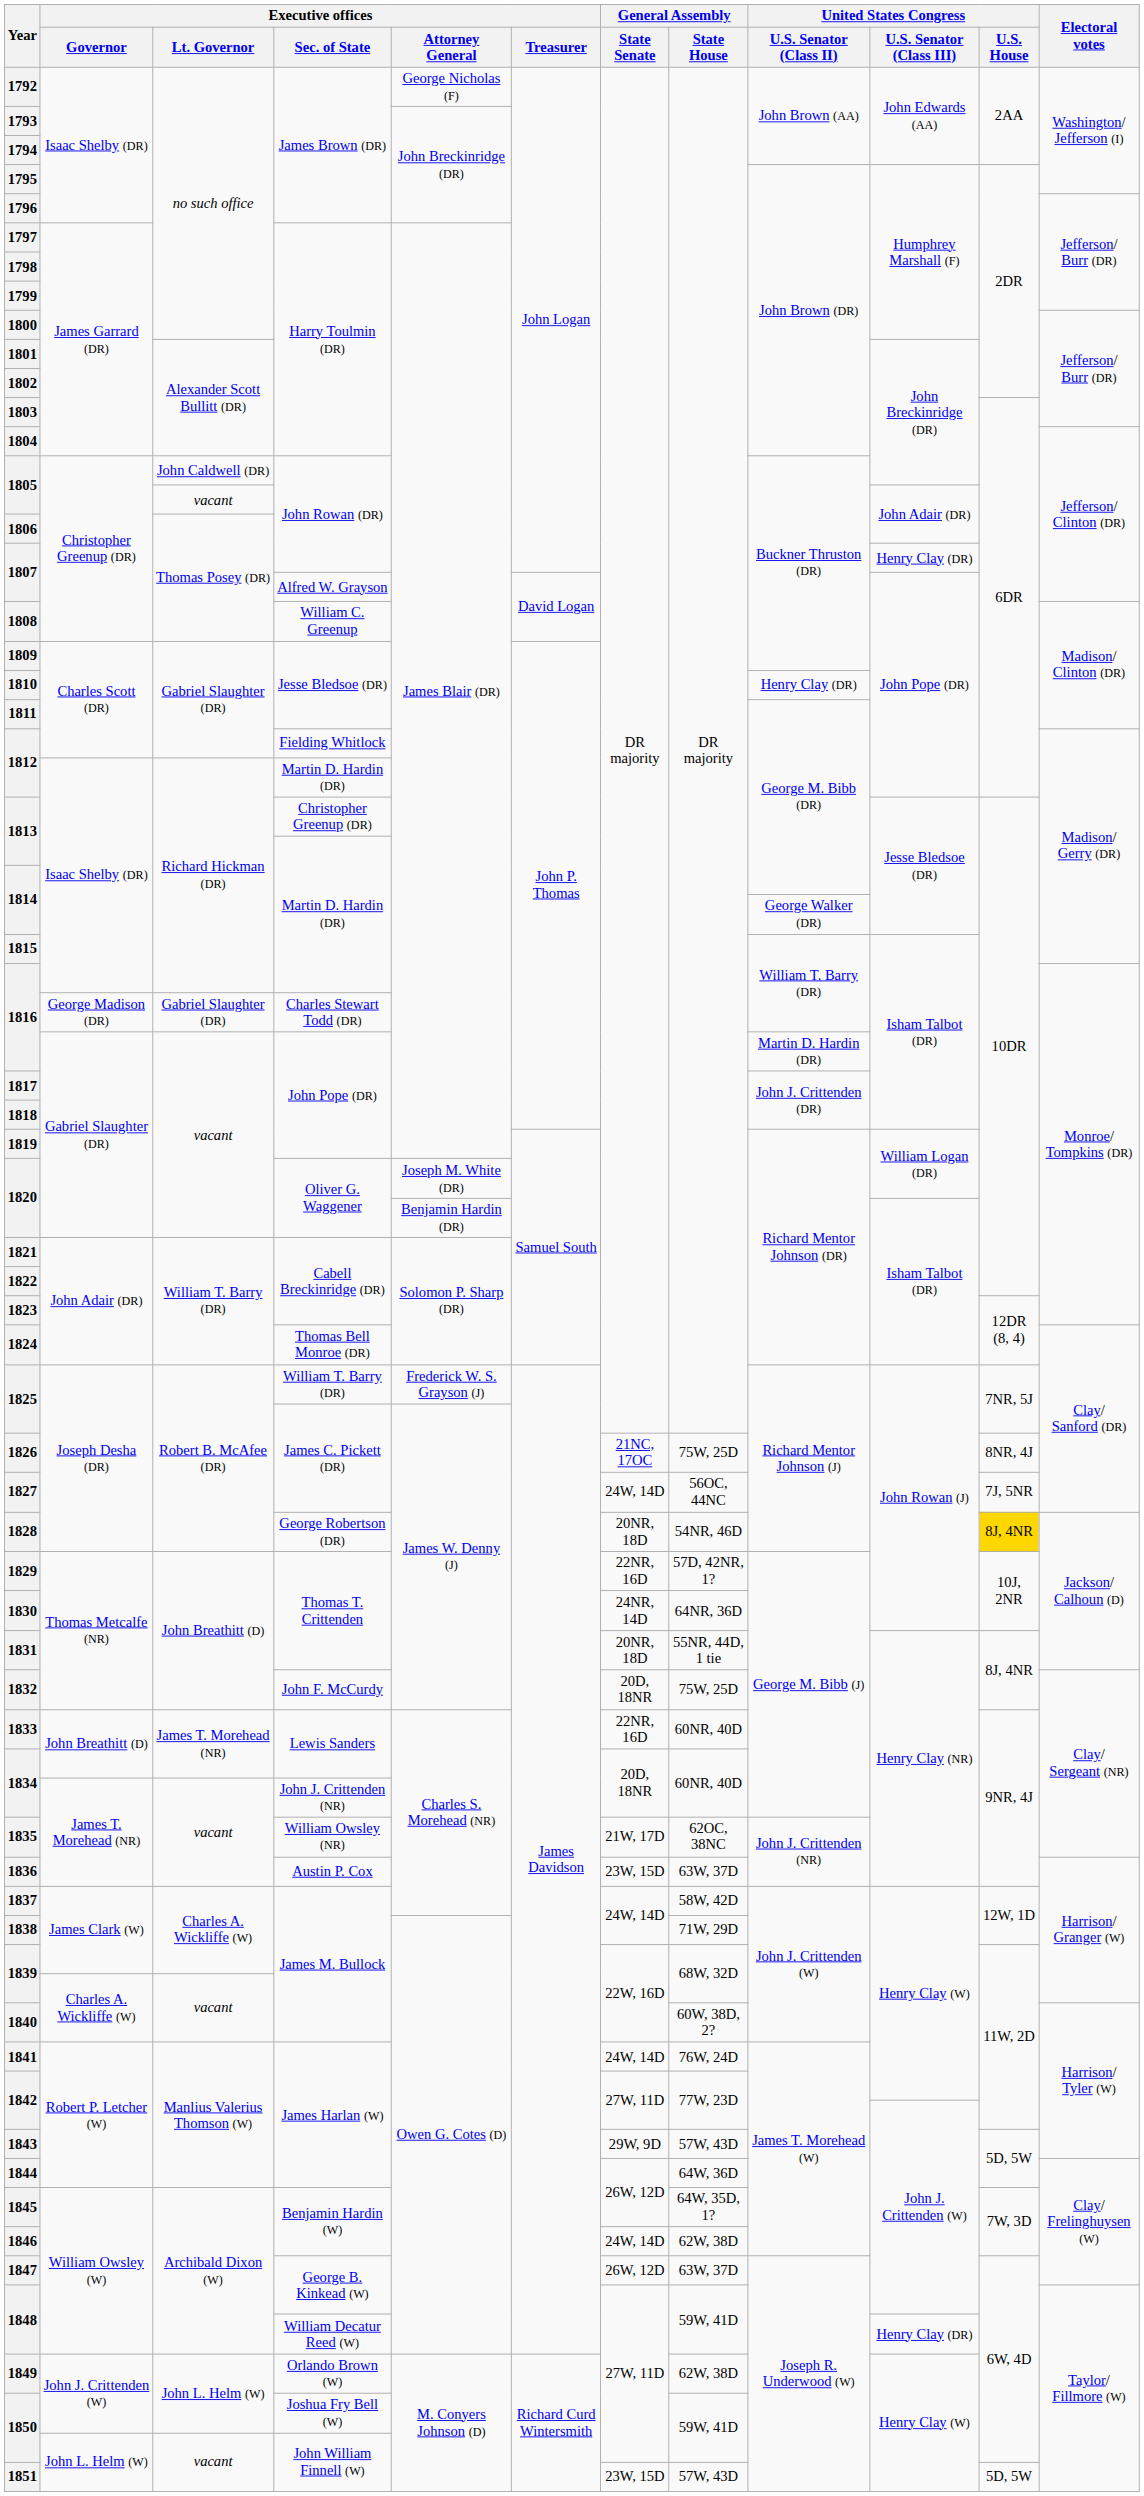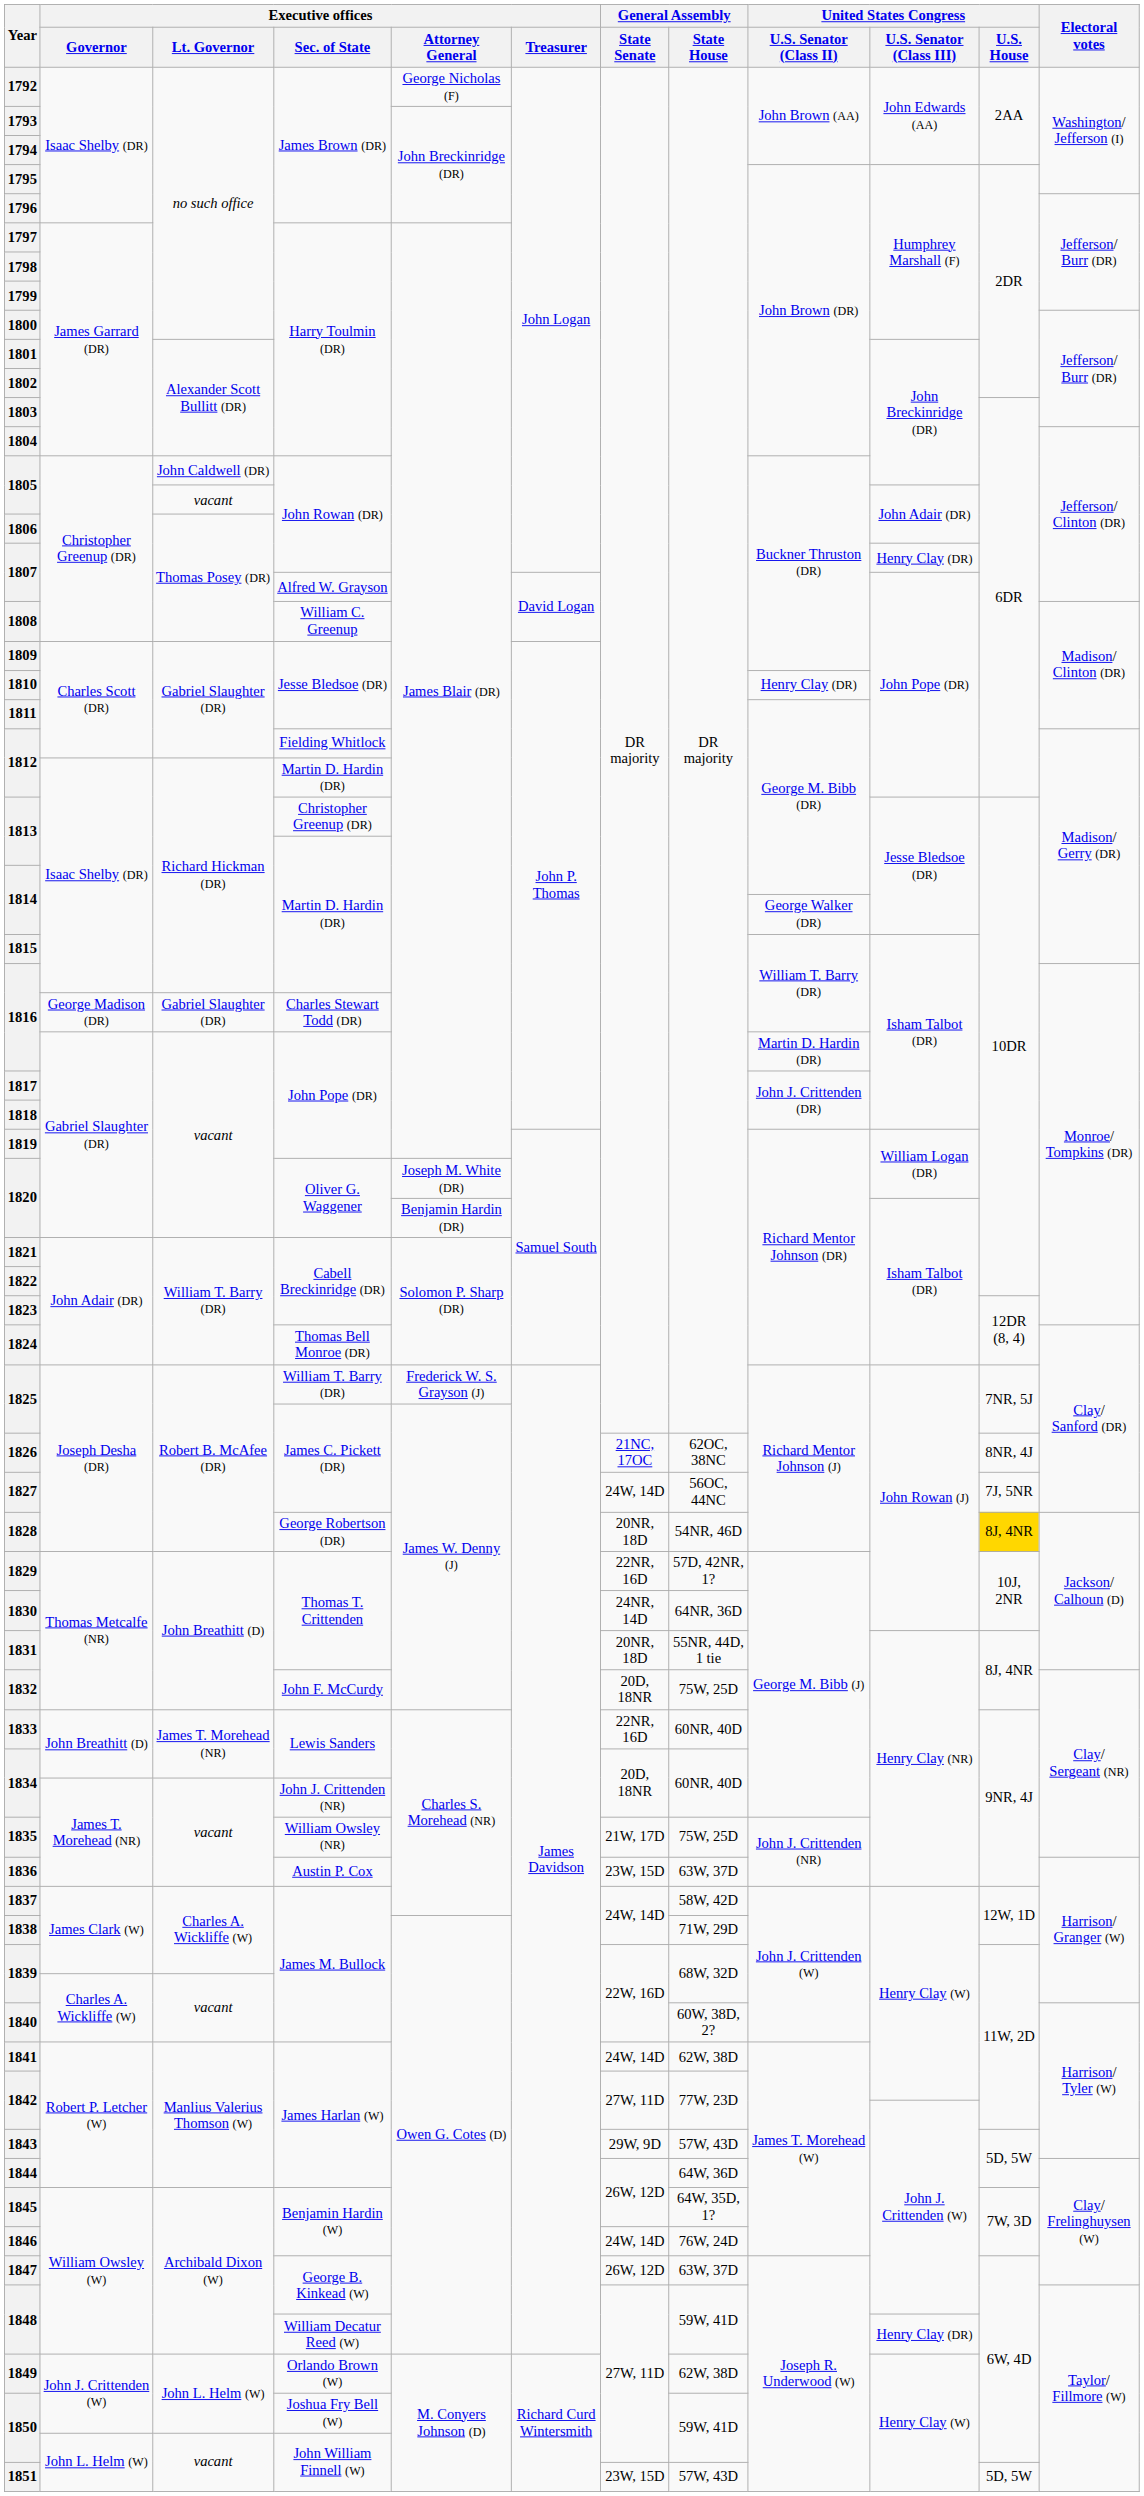(708, 1452) 75W, 25D -> (708, 1452) 62OC, 38NC
(708, 1837) 62OC, 38NC -> (708, 1837) 75W, 25D
(708, 2056) 76W, 24D -> (708, 2056) 62W, 38D
(708, 2241) 62W, 38D -> (708, 2241) 76W, 24D
